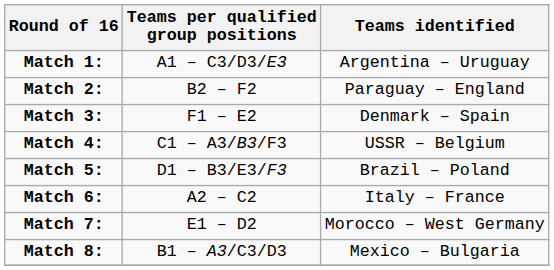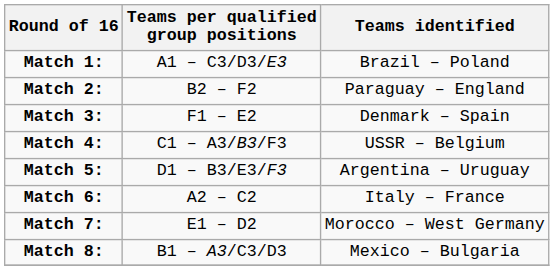(435, 64) Argentina – Uruguay -> (435, 64) Brazil – Poland
(435, 172) Brazil – Poland -> (435, 172) Argentina – Uruguay
